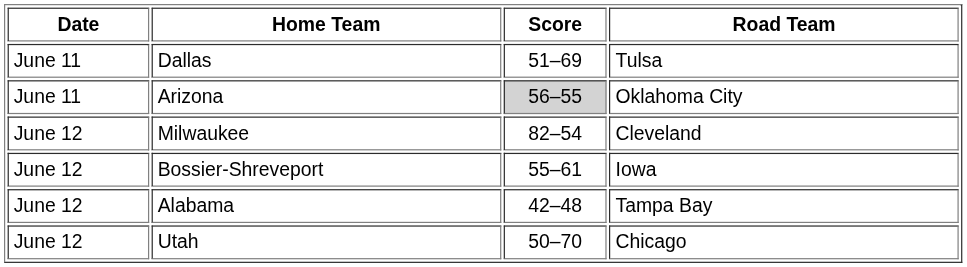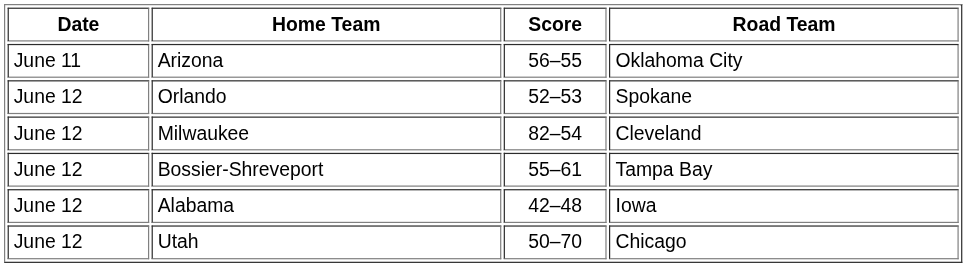- row: (185, 60)
(555, 97) lightgrey background -> (555, 60) no background
+ row: (192, 97)
(636, 169) Iowa -> (664, 169) Tampa Bay
(664, 205) Tampa Bay -> (636, 205) Iowa
